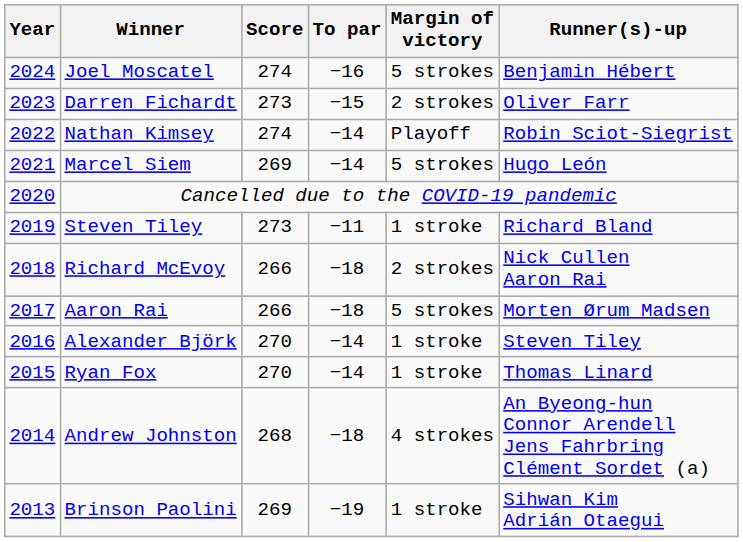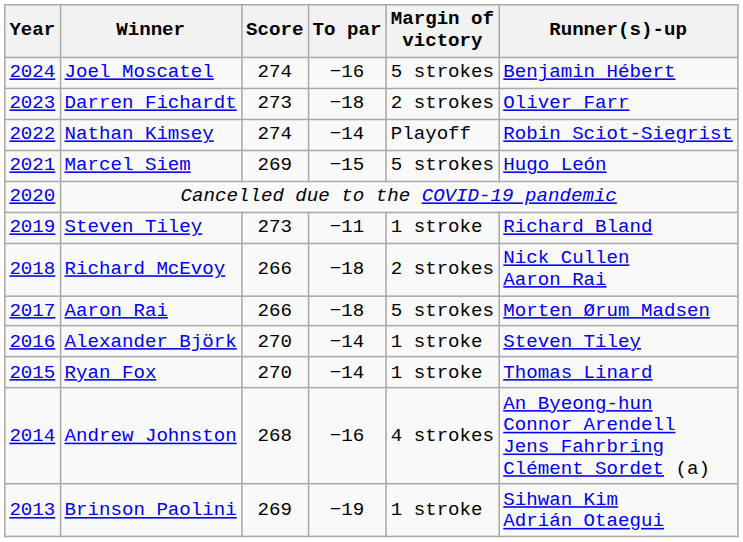(347, 104) −15 -> (347, 104) −18
(347, 166) −14 -> (347, 166) −15
(347, 436) −18 -> (347, 436) −16
